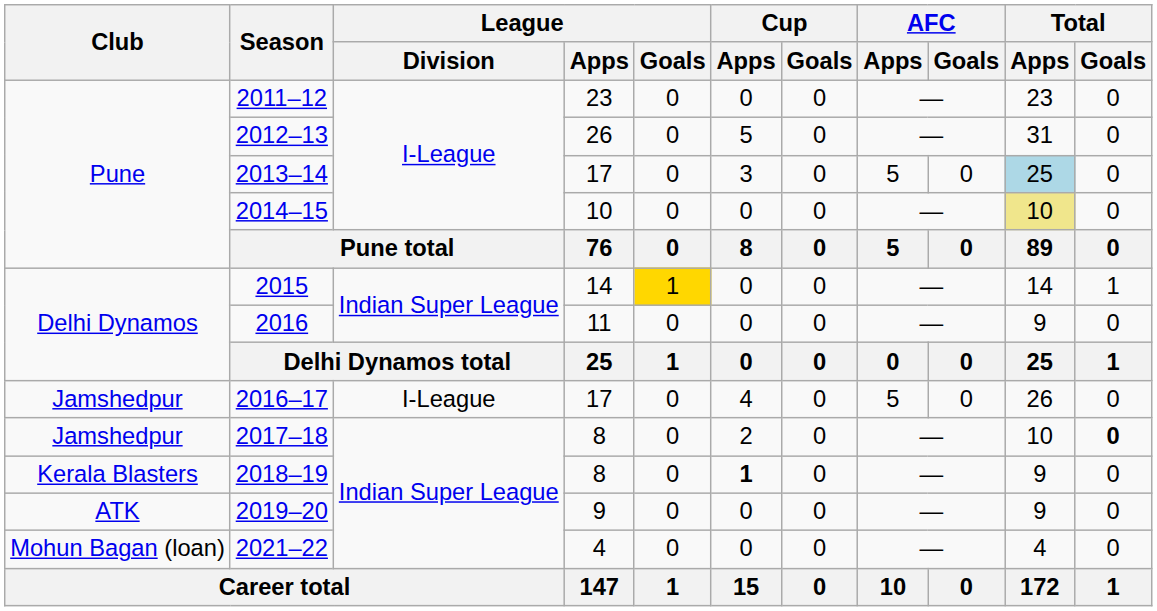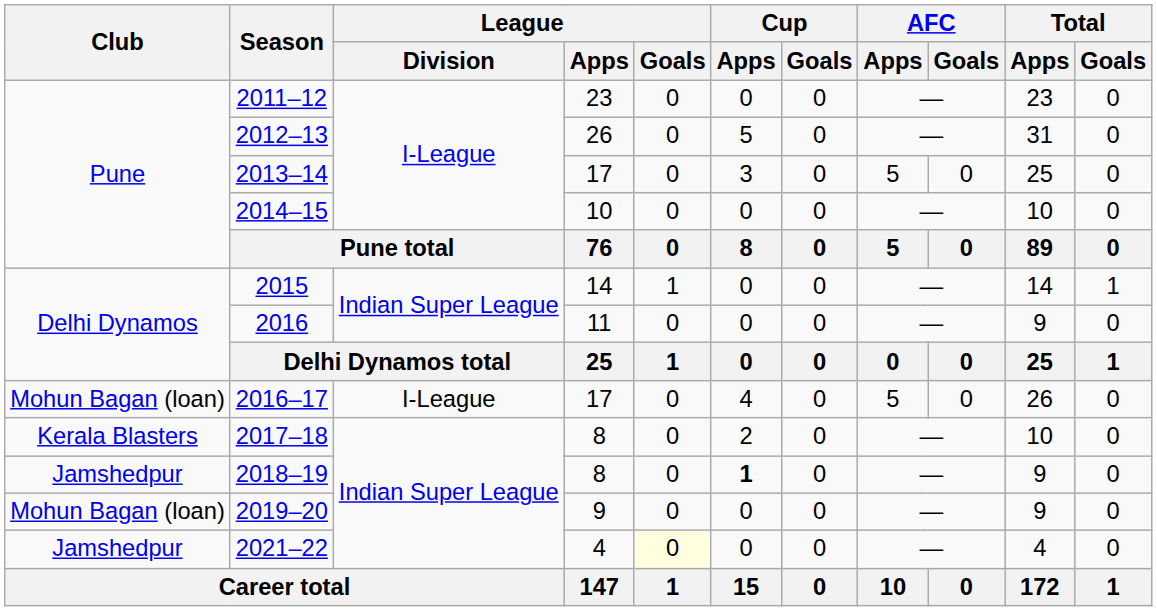(1040, 173) lightblue background -> (1040, 173) no background
(1040, 211) khaki background -> (1040, 211) no background
(673, 286) gold background -> (673, 286) no background
(117, 398) Jamshedpur -> (117, 398) Mohun Bagan (loan)
(117, 436) Jamshedpur -> (117, 436) Kerala Blasters
(1113, 436) bold -> (1113, 436) normal
(117, 473) Kerala Blasters -> (117, 473) Jamshedpur
(117, 511) ATK -> (117, 511) Mohun Bagan (loan)
(117, 549) Mohun Bagan (loan) -> (117, 549) Jamshedpur
(673, 549) no background -> (673, 549) lightyellow background
